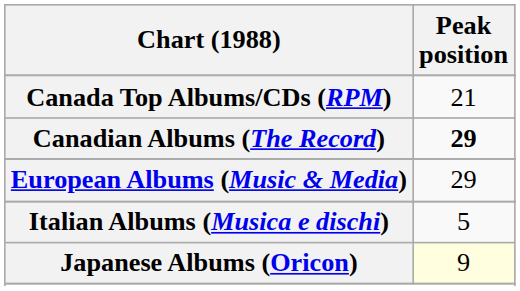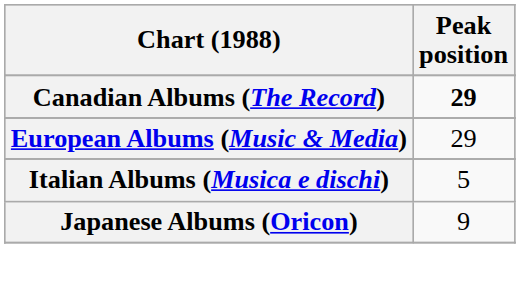- row: (209, 96)
(464, 262) lightyellow background -> (464, 221) no background
